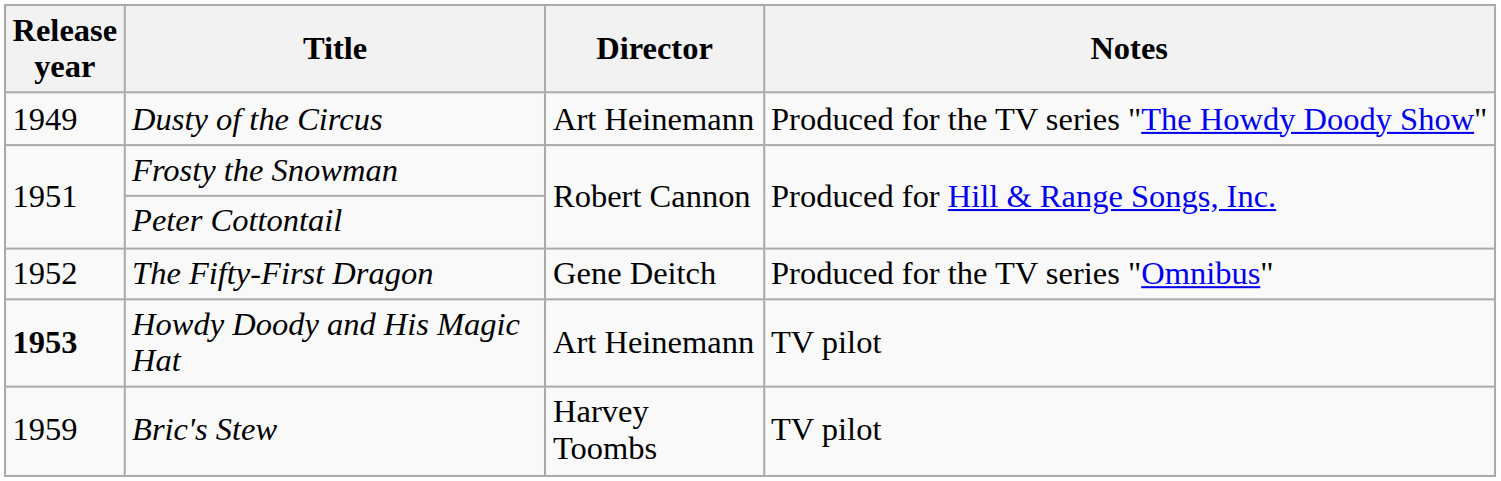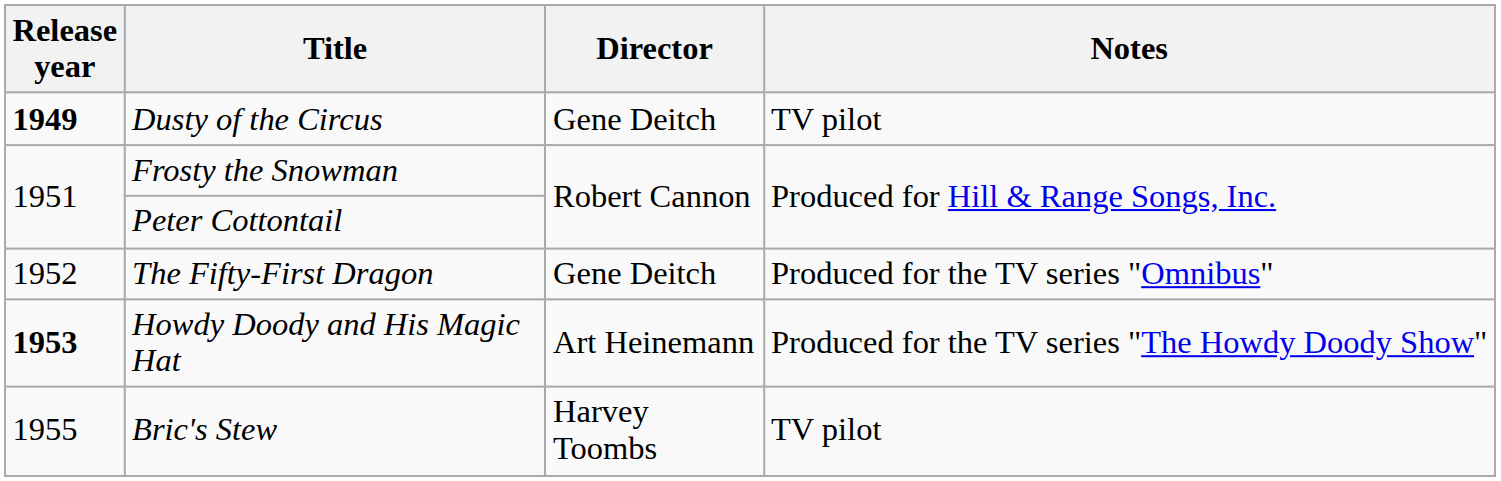(45, 118) normal -> (45, 118) bold
(654, 118) Art Heinemann -> (635, 118) Gene Deitch
(1129, 118) Produced for the TV series "The Howdy Doody Show" -> (826, 118) TV pilot
(826, 342) TV pilot -> (1129, 342) Produced for the TV series "The Howdy Doody Show"
(45, 430) 1959 -> (45, 430) 1955
